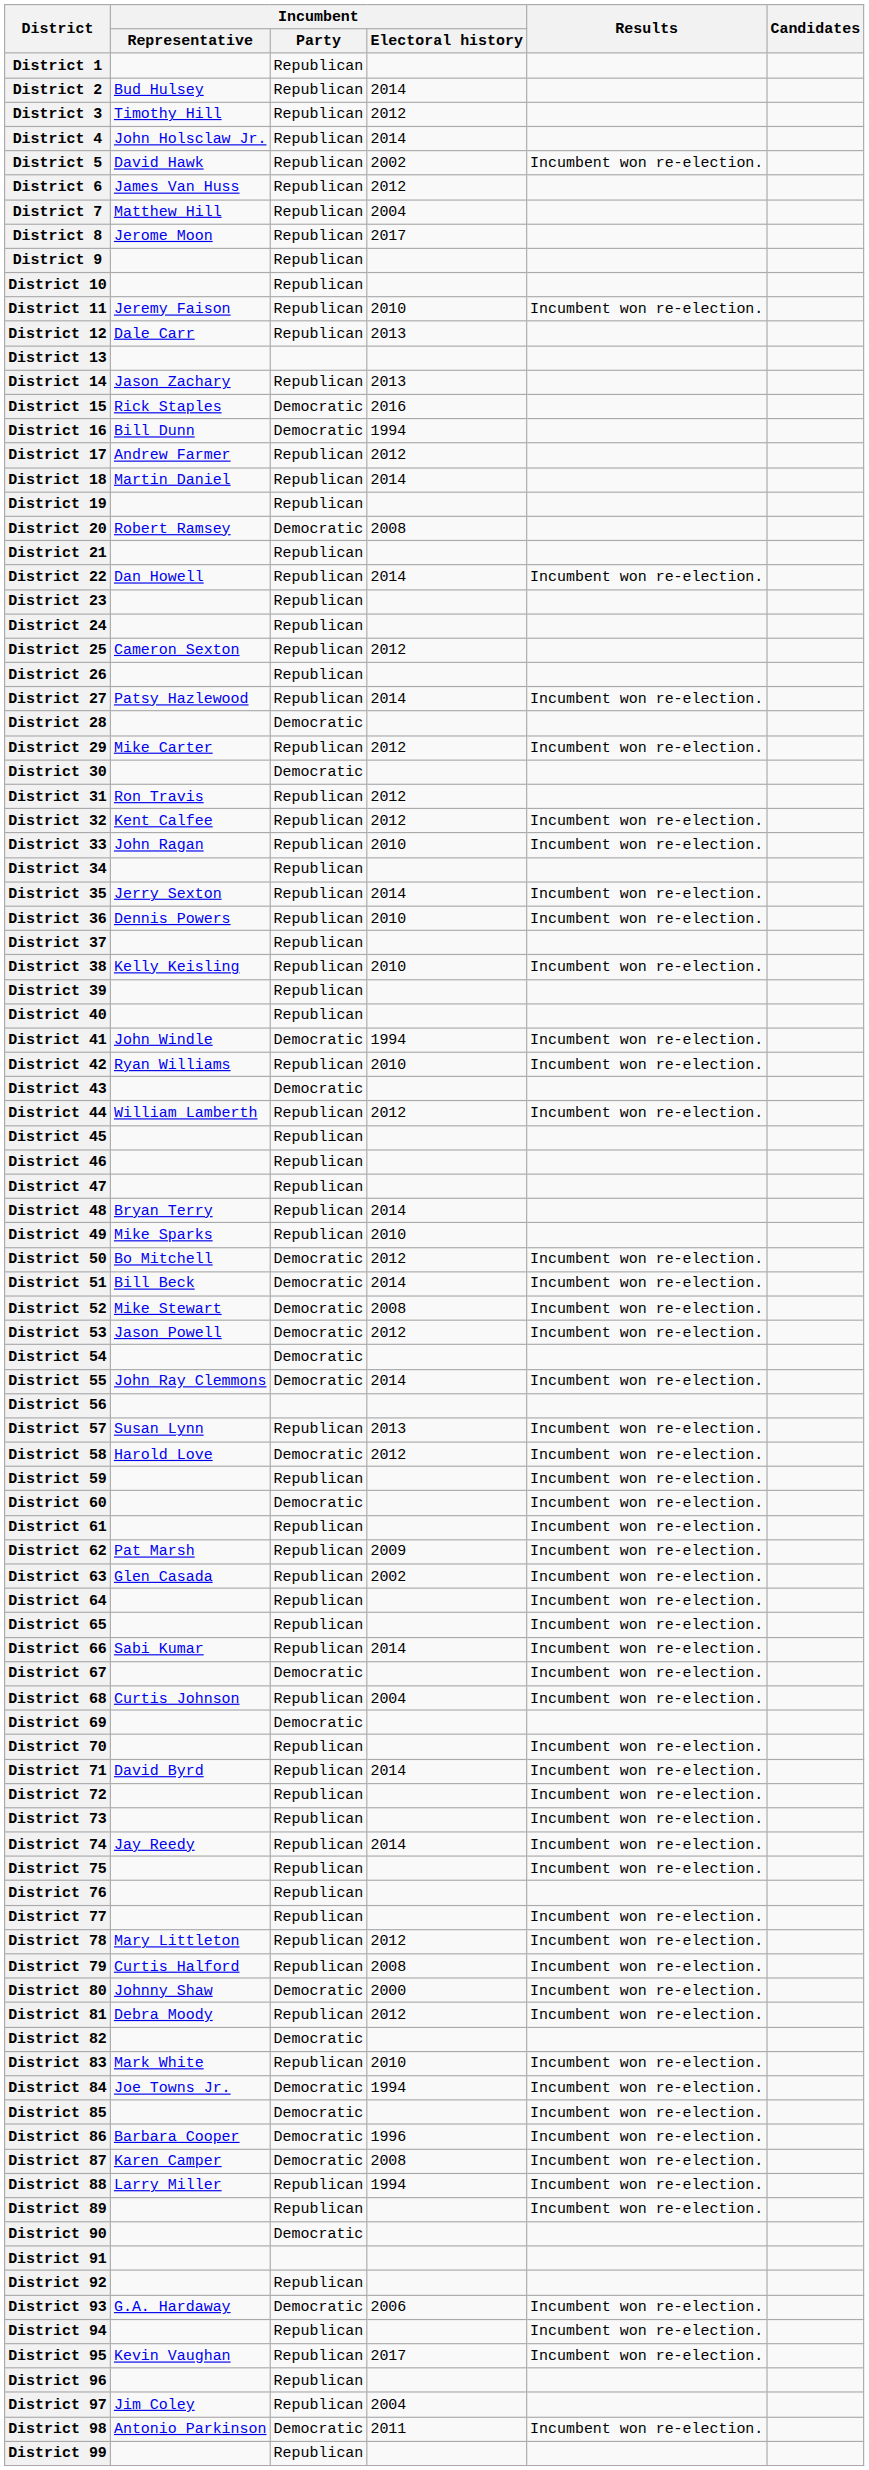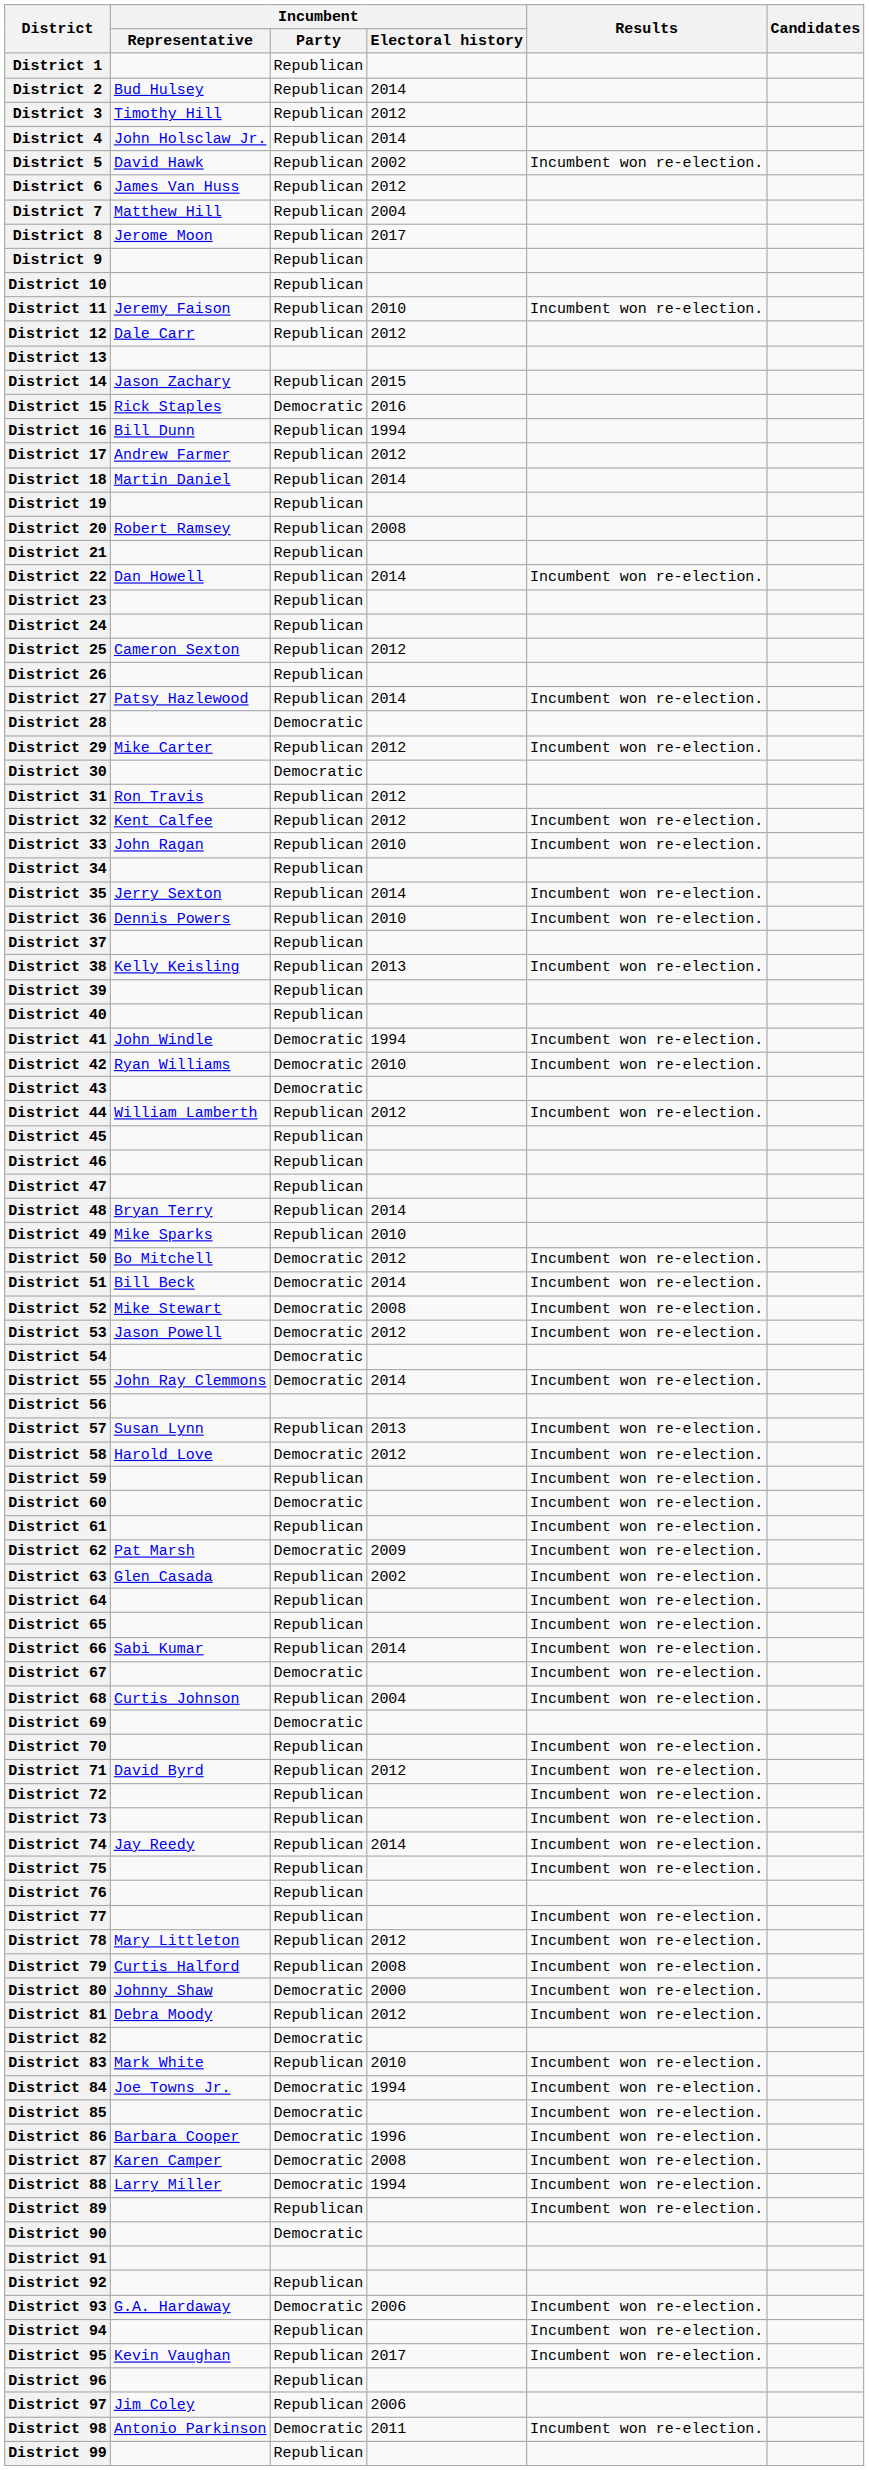(388, 334) 2013 -> (388, 334) 2012
(388, 382) 2013 -> (388, 382) 2015
(318, 431) Democratic -> (318, 431) Republican
(318, 528) Democratic -> (318, 528) Republican
(388, 967) 2010 -> (388, 967) 2013
(318, 1064) Republican -> (318, 1064) Democratic
(318, 1552) Republican -> (318, 1552) Democratic
(388, 1771) 2014 -> (388, 1771) 2012
(318, 2185) Republican -> (318, 2185) Democratic
(388, 2405) 2004 -> (388, 2405) 2006
